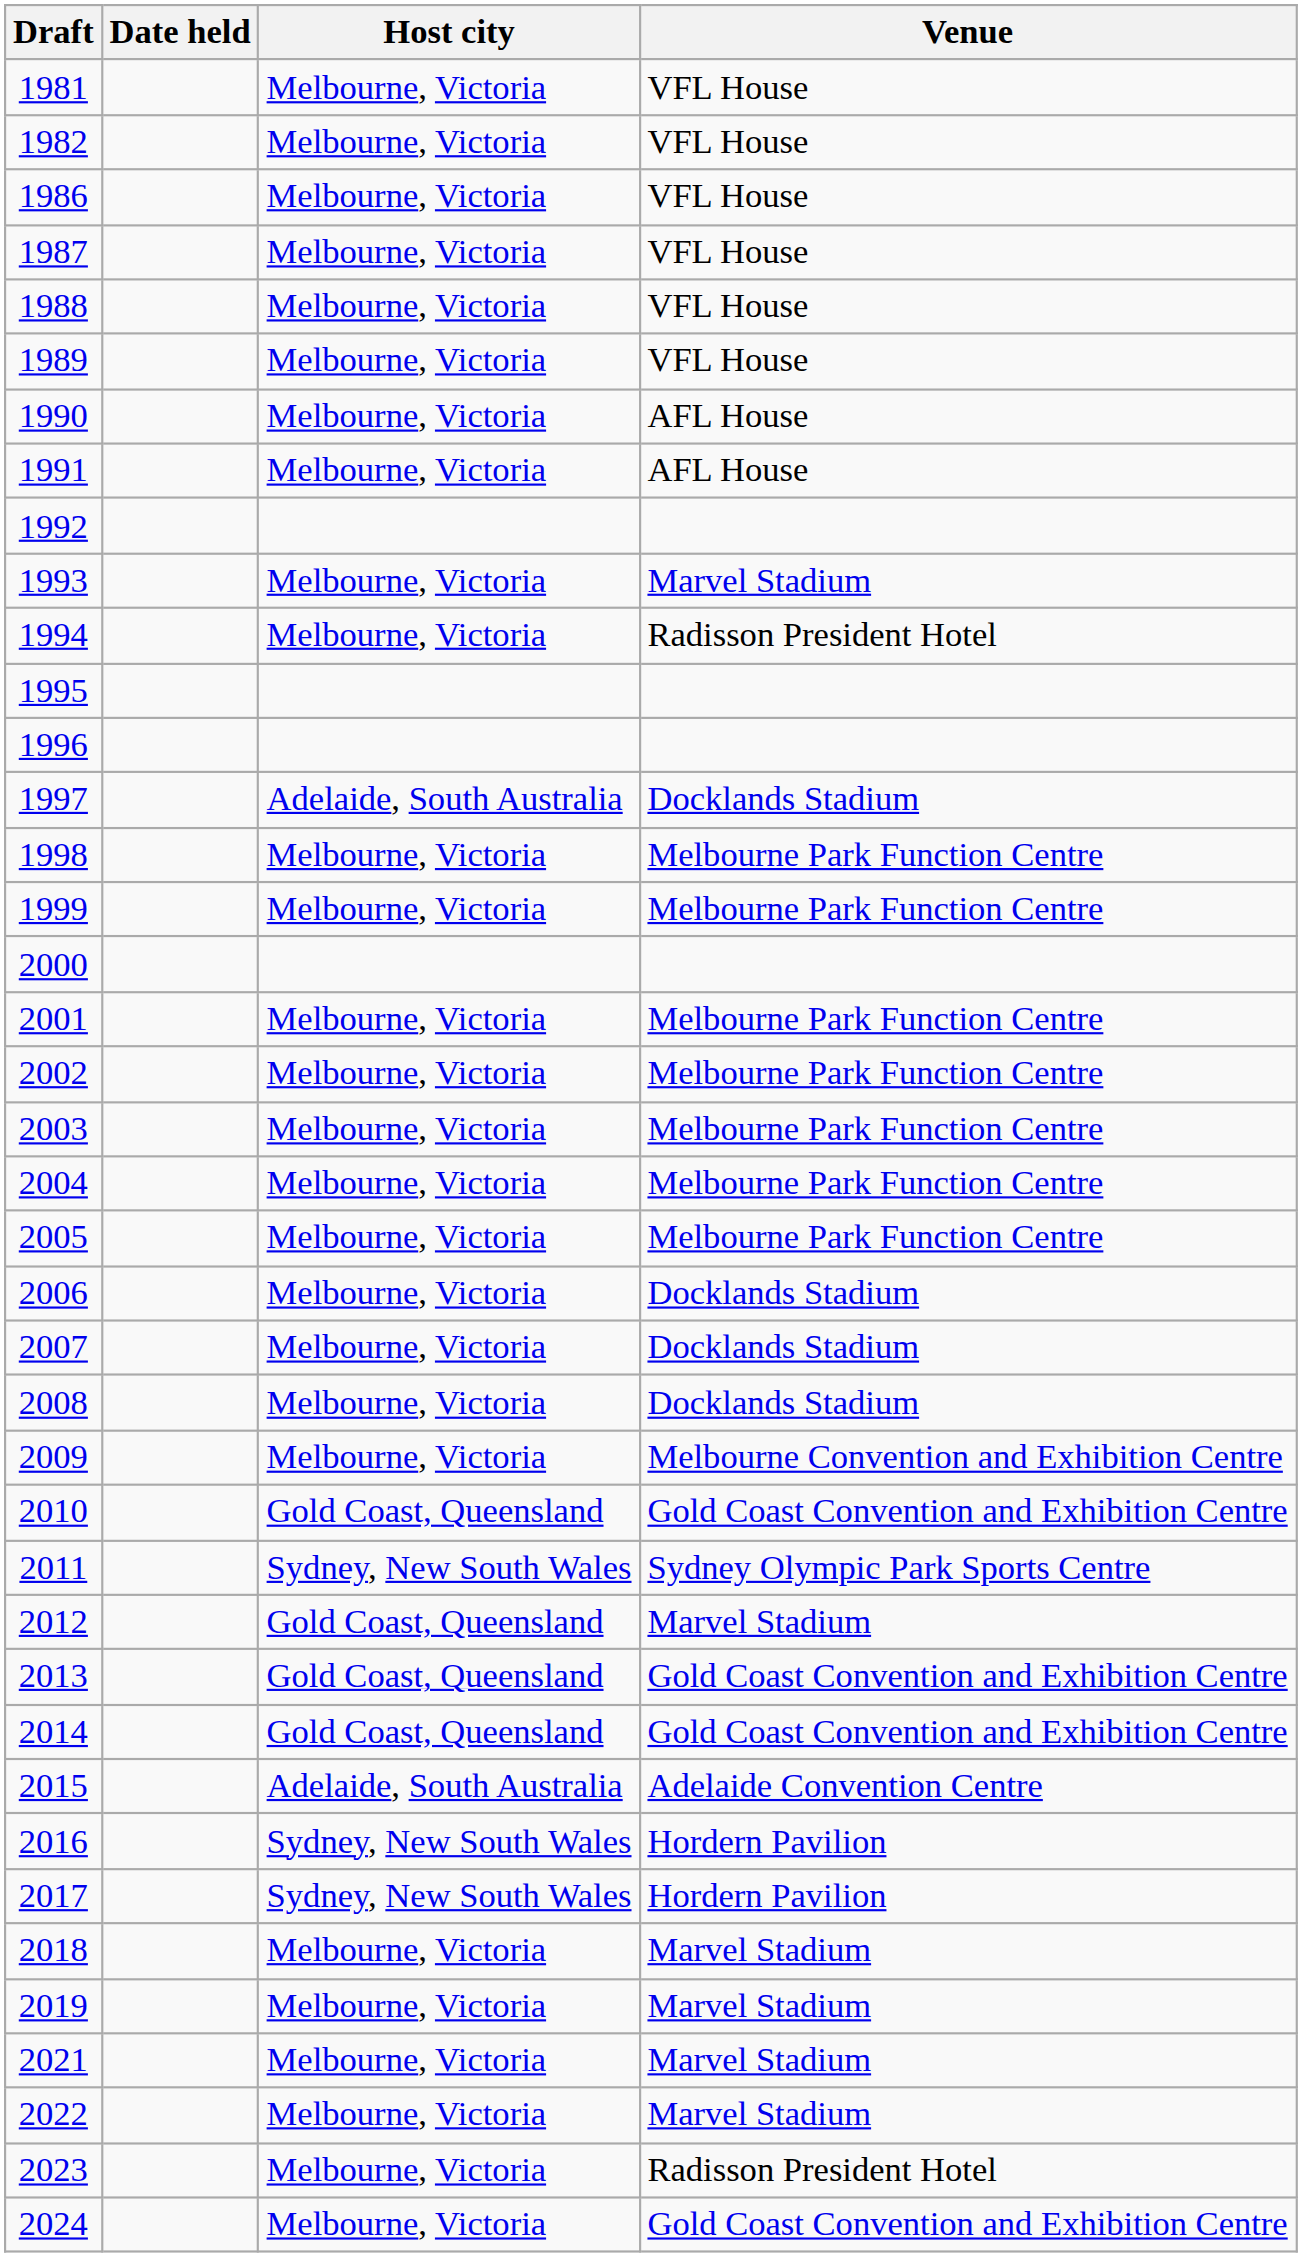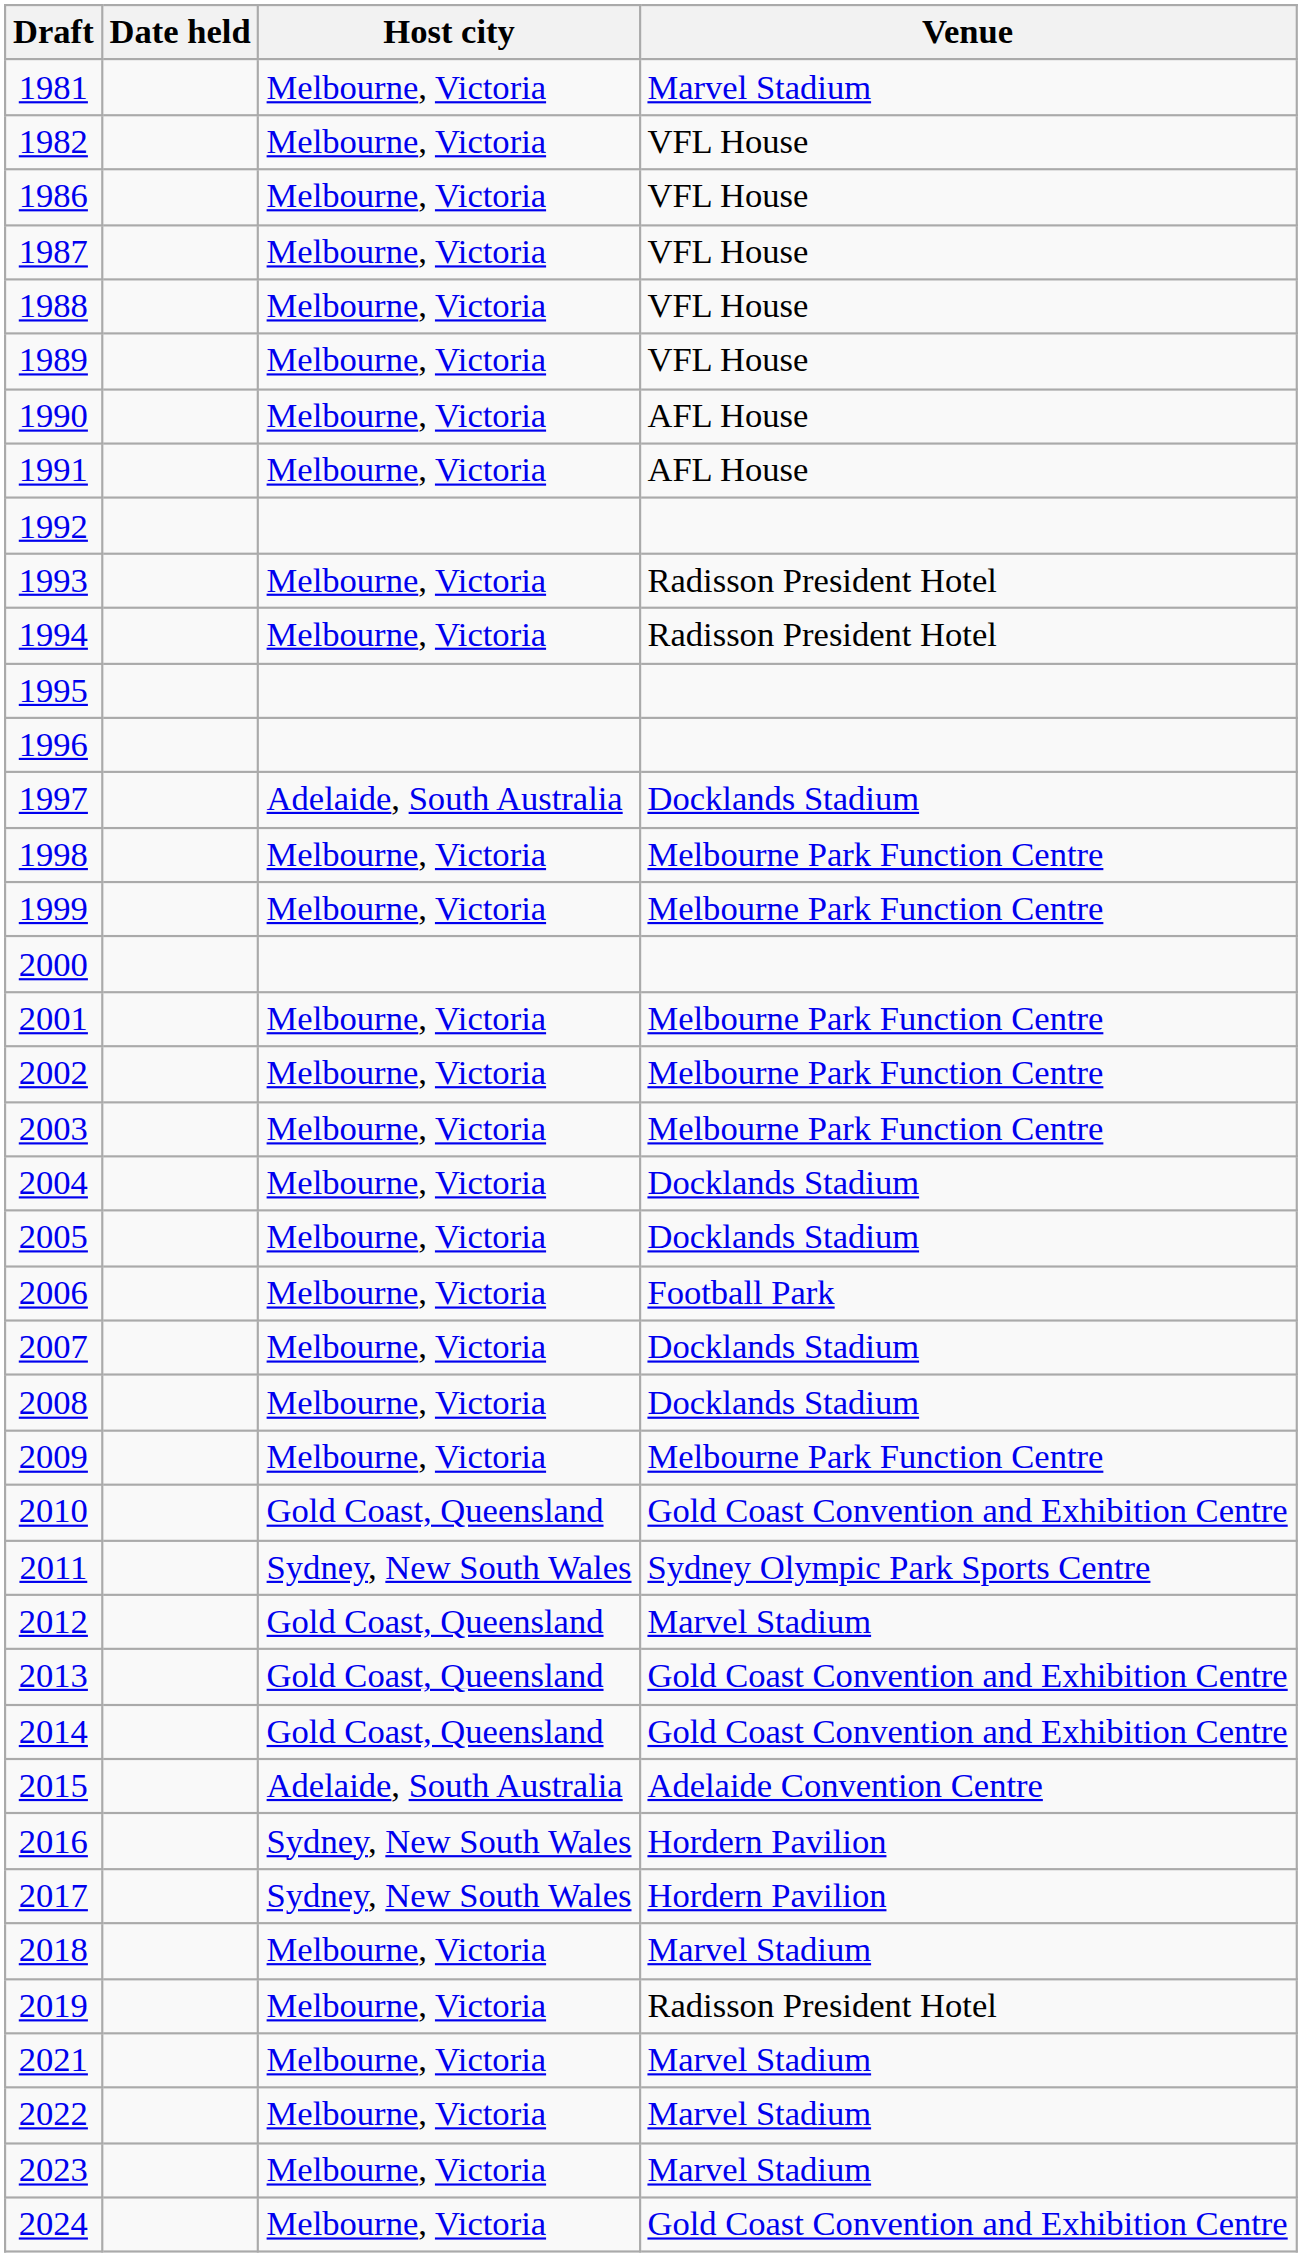(728, 86) VFL House -> (759, 86) Marvel Stadium
(759, 580) Marvel Stadium -> (822, 580) Radisson President Hotel
(875, 1182) Melbourne Park Function Centre -> (783, 1182) Docklands Stadium
(875, 1237) Melbourne Park Function Centre -> (783, 1237) Docklands Stadium
(783, 1292) Docklands Stadium -> (741, 1292) Football Park
(965, 1456) Melbourne Convention and Exhibition Centre -> (875, 1456) Melbourne Park Function Centre
(759, 2005) Marvel Stadium -> (822, 2005) Radisson President Hotel
(822, 2169) Radisson President Hotel -> (759, 2169) Marvel Stadium
